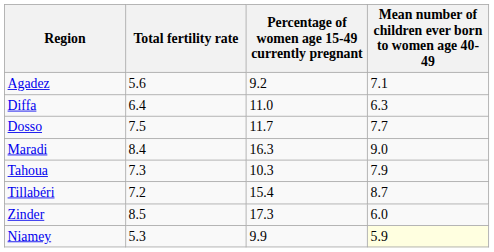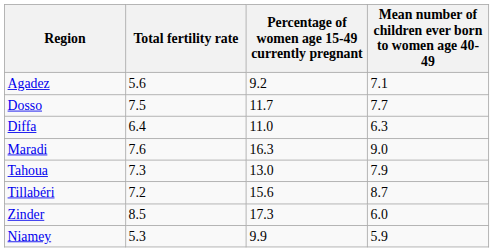rows swapped: (22, 105) <-> (25, 127)
(137, 149) 8.4 -> (137, 149) 7.6
(262, 170) 10.3 -> (262, 170) 13.0
(262, 192) 15.4 -> (262, 192) 15.6
(379, 236) lightyellow background -> (379, 236) no background
